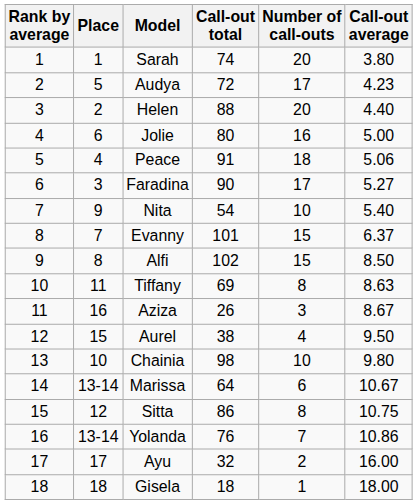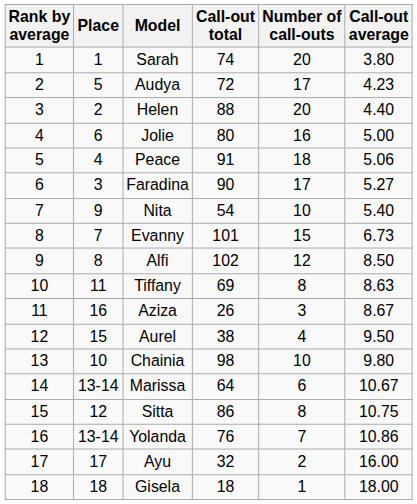(379, 235) 6.37 -> (379, 235) 6.73
(302, 260) 15 -> (302, 260) 12
